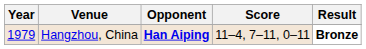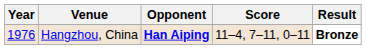(21, 35) 1979 -> (21, 35) 1976
